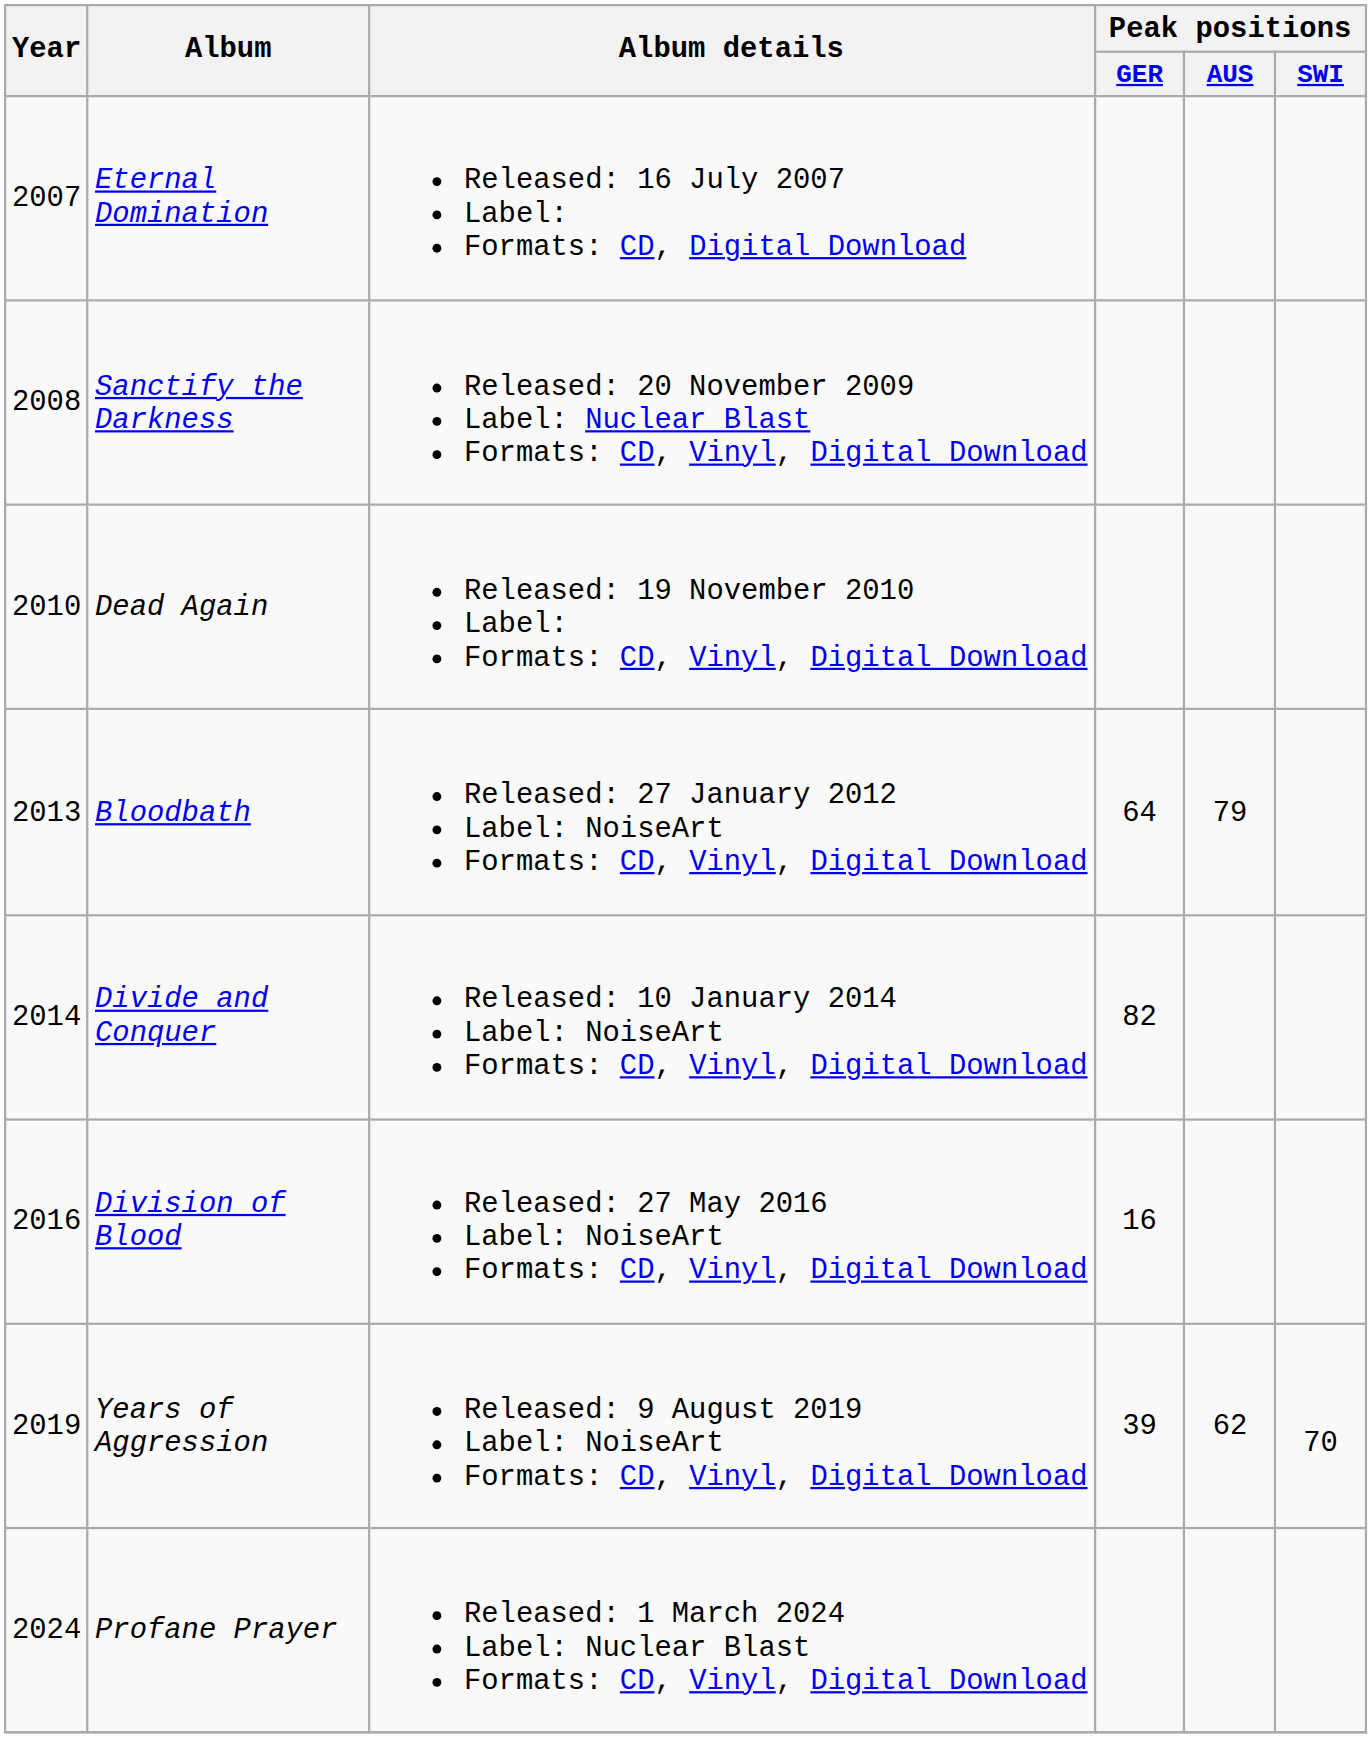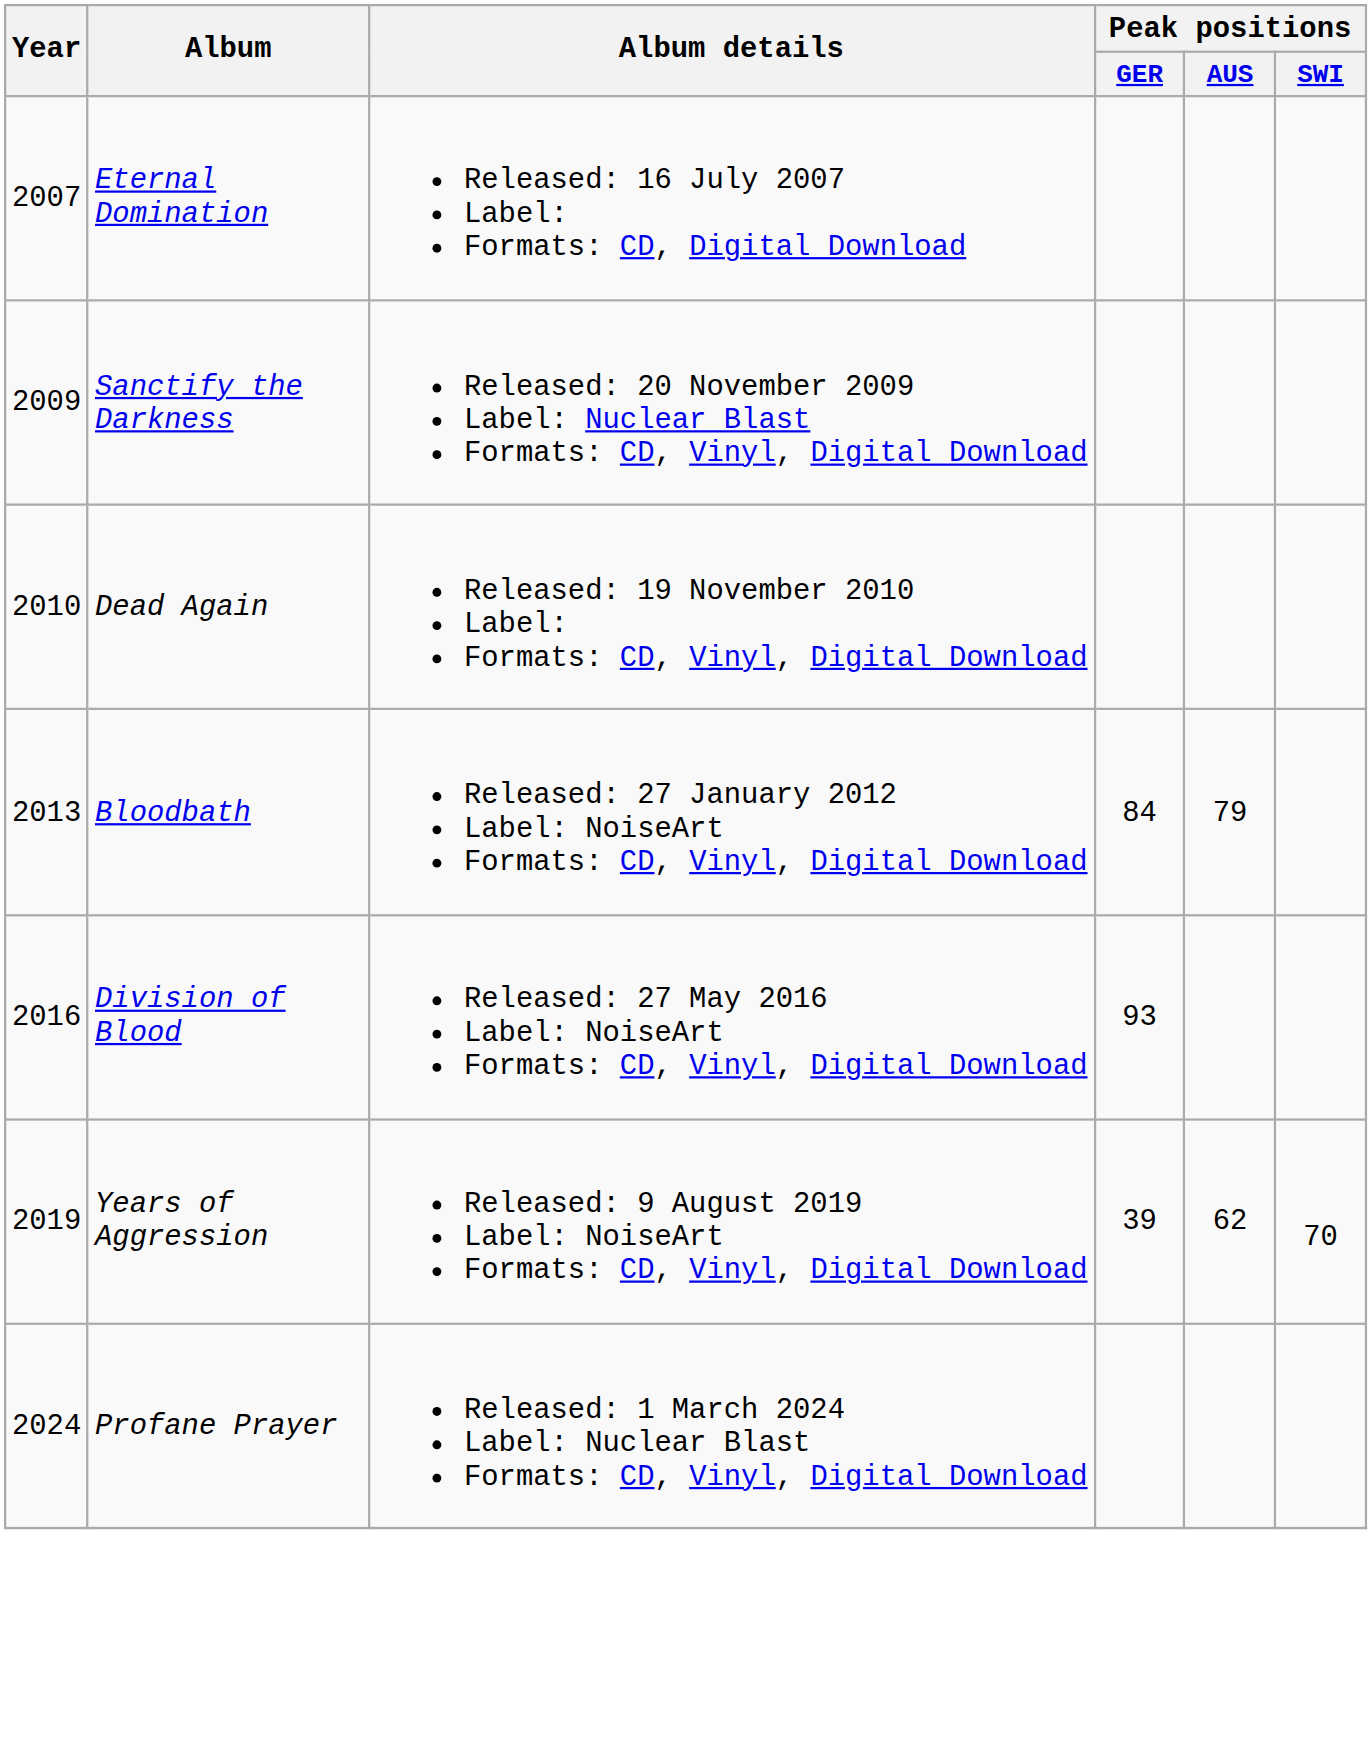(47, 403) 2008 -> (47, 403) 2009
(1140, 812) 64 -> (1140, 812) 84
- row: (182, 1017)
(1140, 1221) 16 -> (1140, 1017) 93
